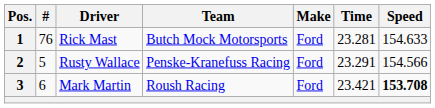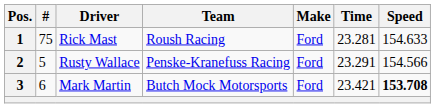(46, 39) 76 -> (46, 39) 75
(217, 39) Butch Mock Motorsports -> (186, 39) Roush Racing
(186, 85) Roush Racing -> (217, 85) Butch Mock Motorsports
